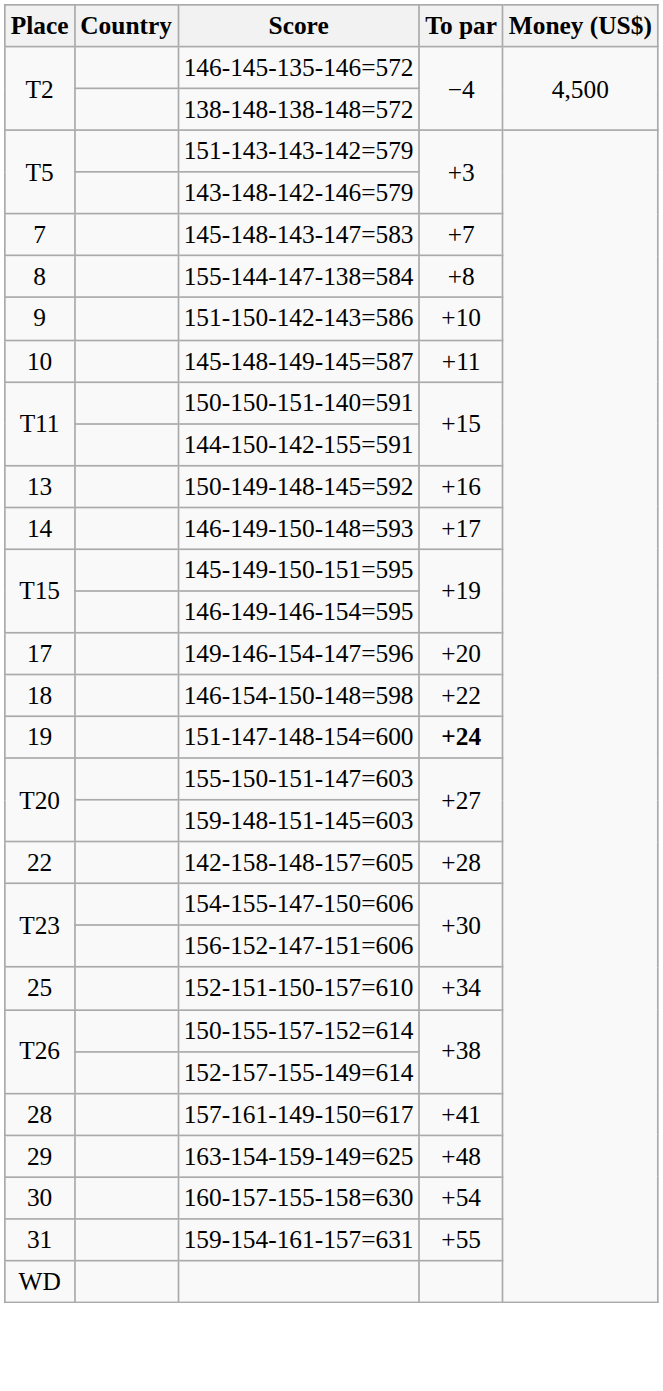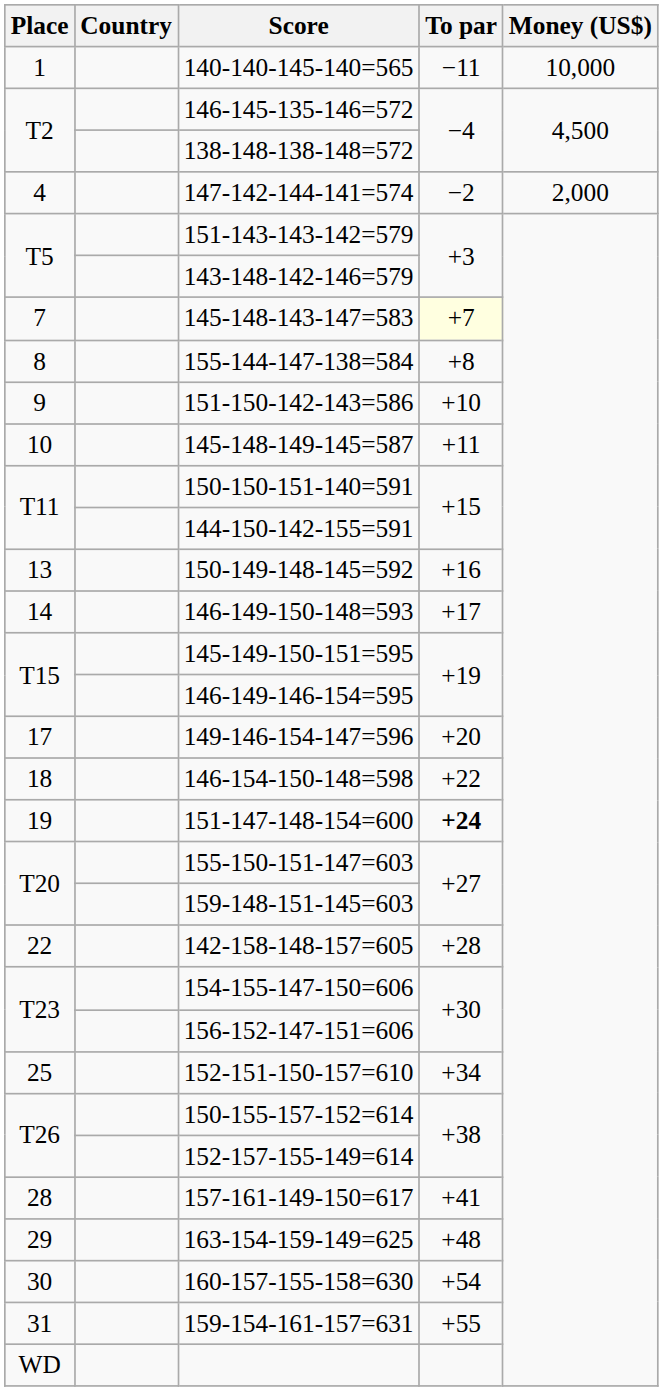+ row: (299, 67)
+ row: (299, 193)
(461, 234) no background -> (461, 318) lightyellow background
